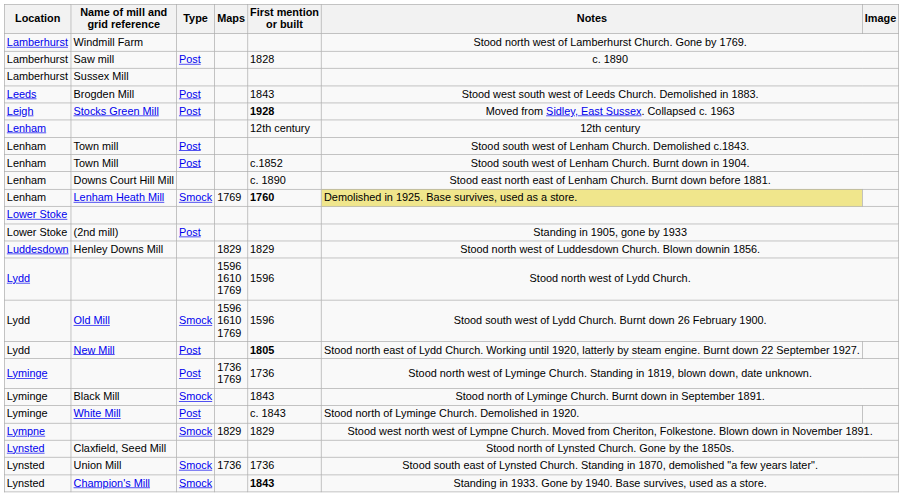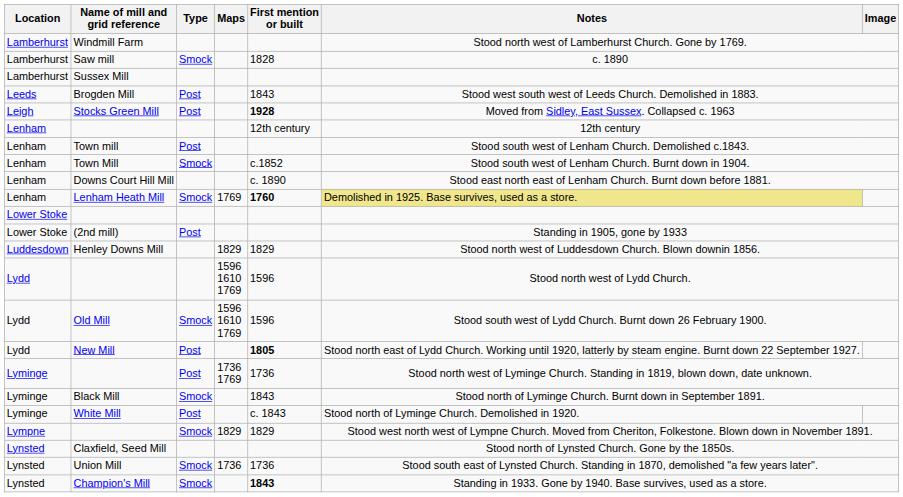(190, 59) Post -> (196, 59) Smock
(190, 163) Post -> (196, 163) Smock
